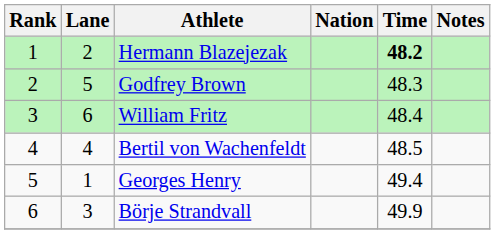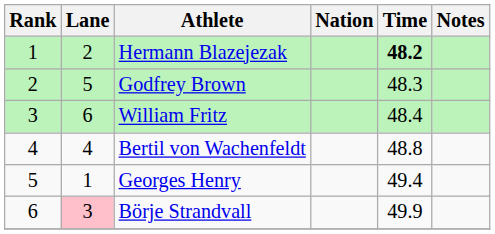(405, 148) 48.5 -> (405, 148) 48.8
(87, 212) no background -> (87, 212) pink background
